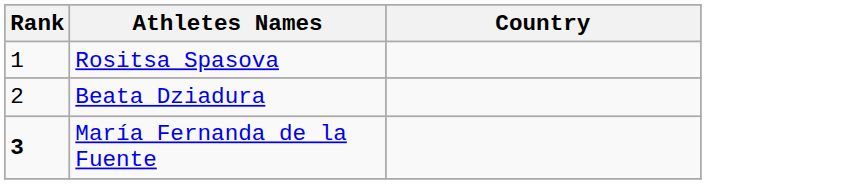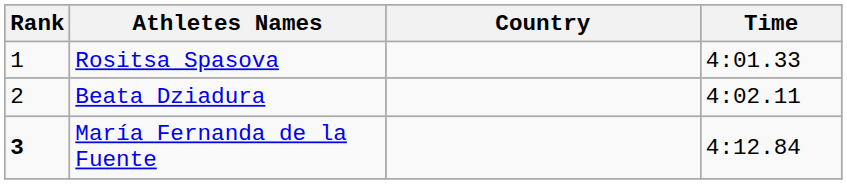+ column: (771, 23)
